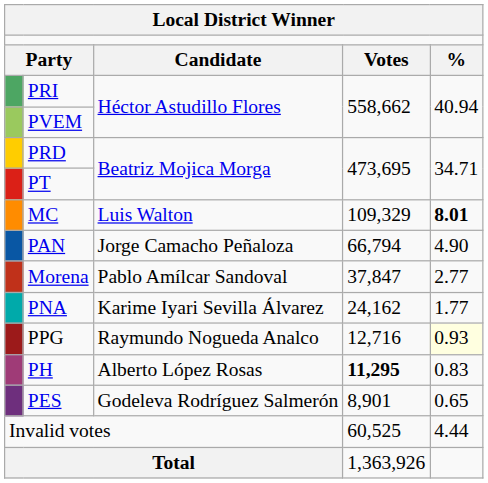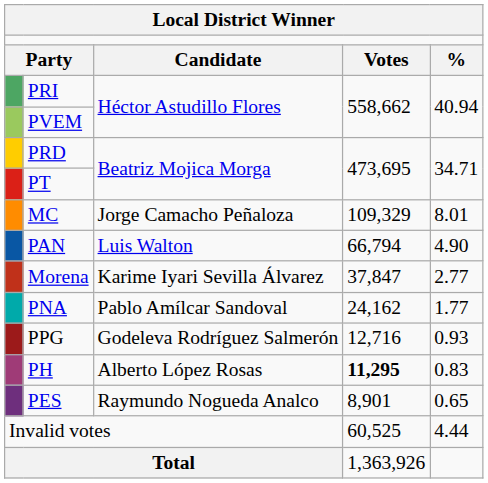(145, 214) Luis Walton -> (196, 214) Jorge Camacho Peñaloza
(451, 214) bold -> (451, 214) normal
(196, 245) Jorge Camacho Peñaloza -> (145, 245) Luis Walton
(192, 276) Pablo Amílcar Sandoval -> (211, 276) Karime Iyari Sevilla Álvarez
(211, 307) Karime Iyari Sevilla Álvarez -> (192, 307) Pablo Amílcar Sandoval
(208, 338) Raymundo Nogueda Analco -> (218, 338) Godeleva Rodríguez Salmerón
(451, 338) lightyellow background -> (451, 338) no background
(218, 400) Godeleva Rodríguez Salmerón -> (208, 400) Raymundo Nogueda Analco
